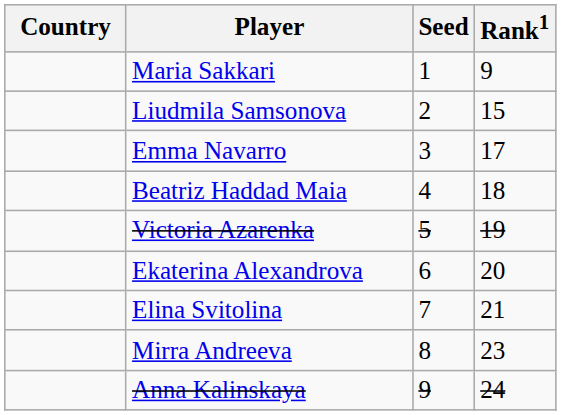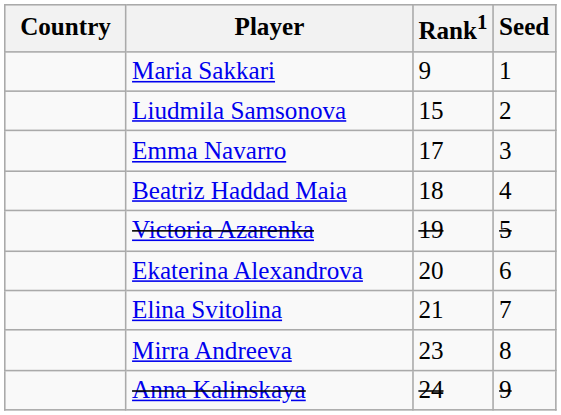columns swapped: (515, 27) <-> (444, 27)
